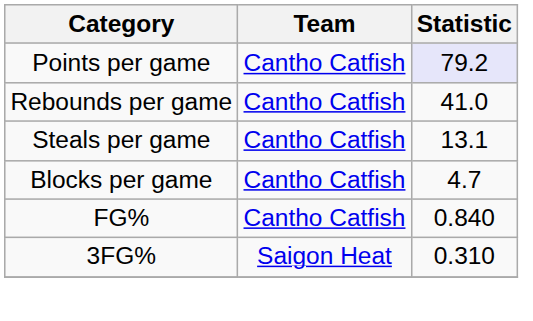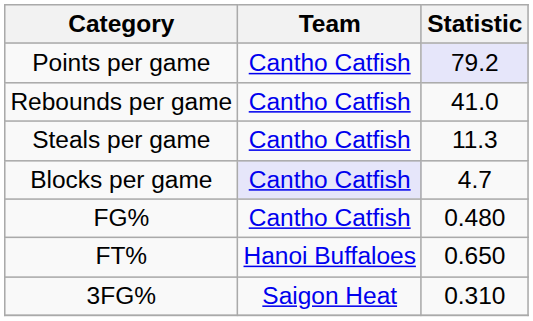(464, 140) 13.1 -> (475, 140) 11.3
(324, 179) no background -> (330, 179) lavender background
(464, 218) 0.840 -> (475, 218) 0.480
+ row: (121, 256)
